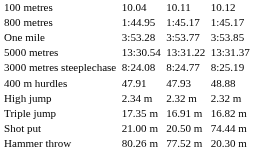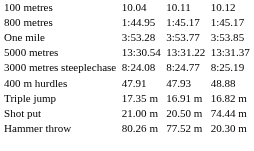- row: (28, 98)
